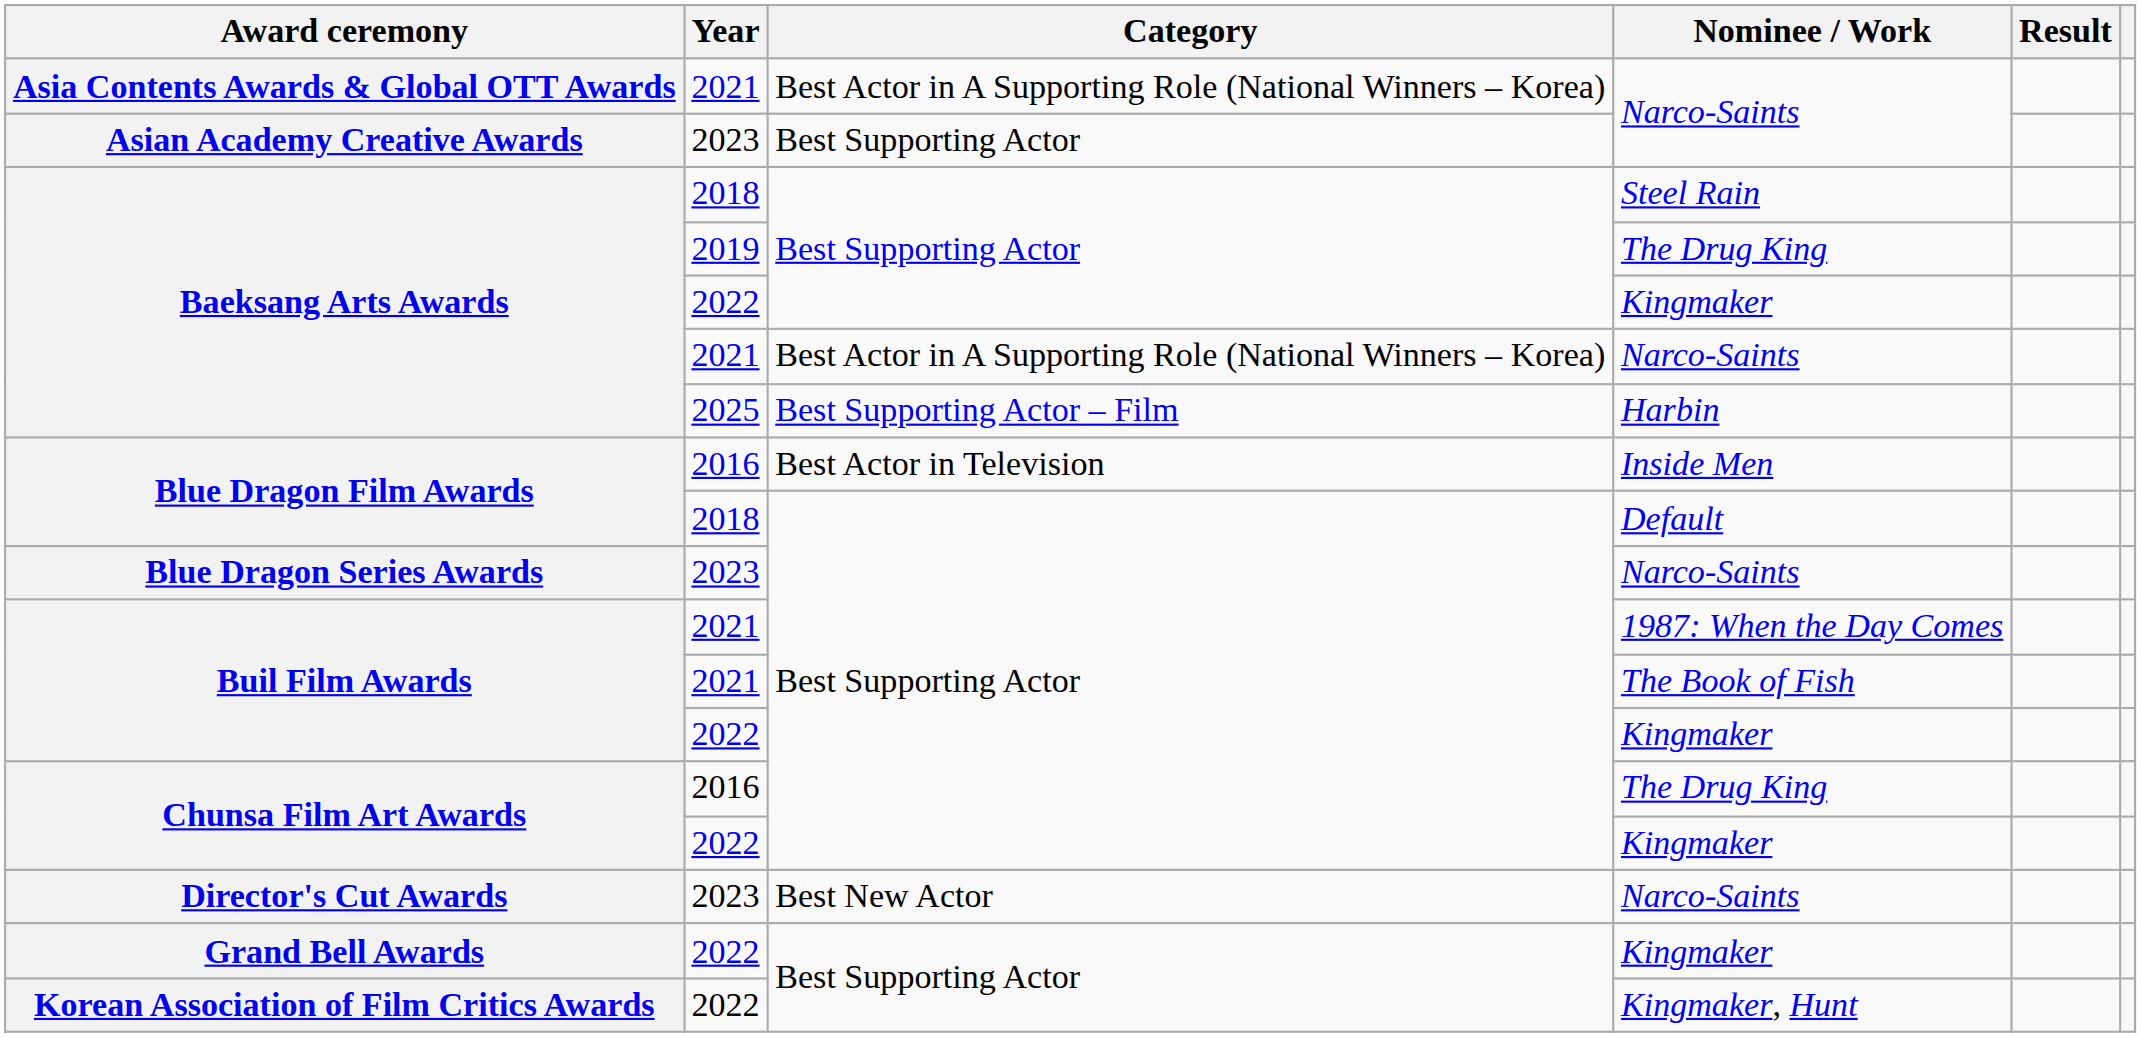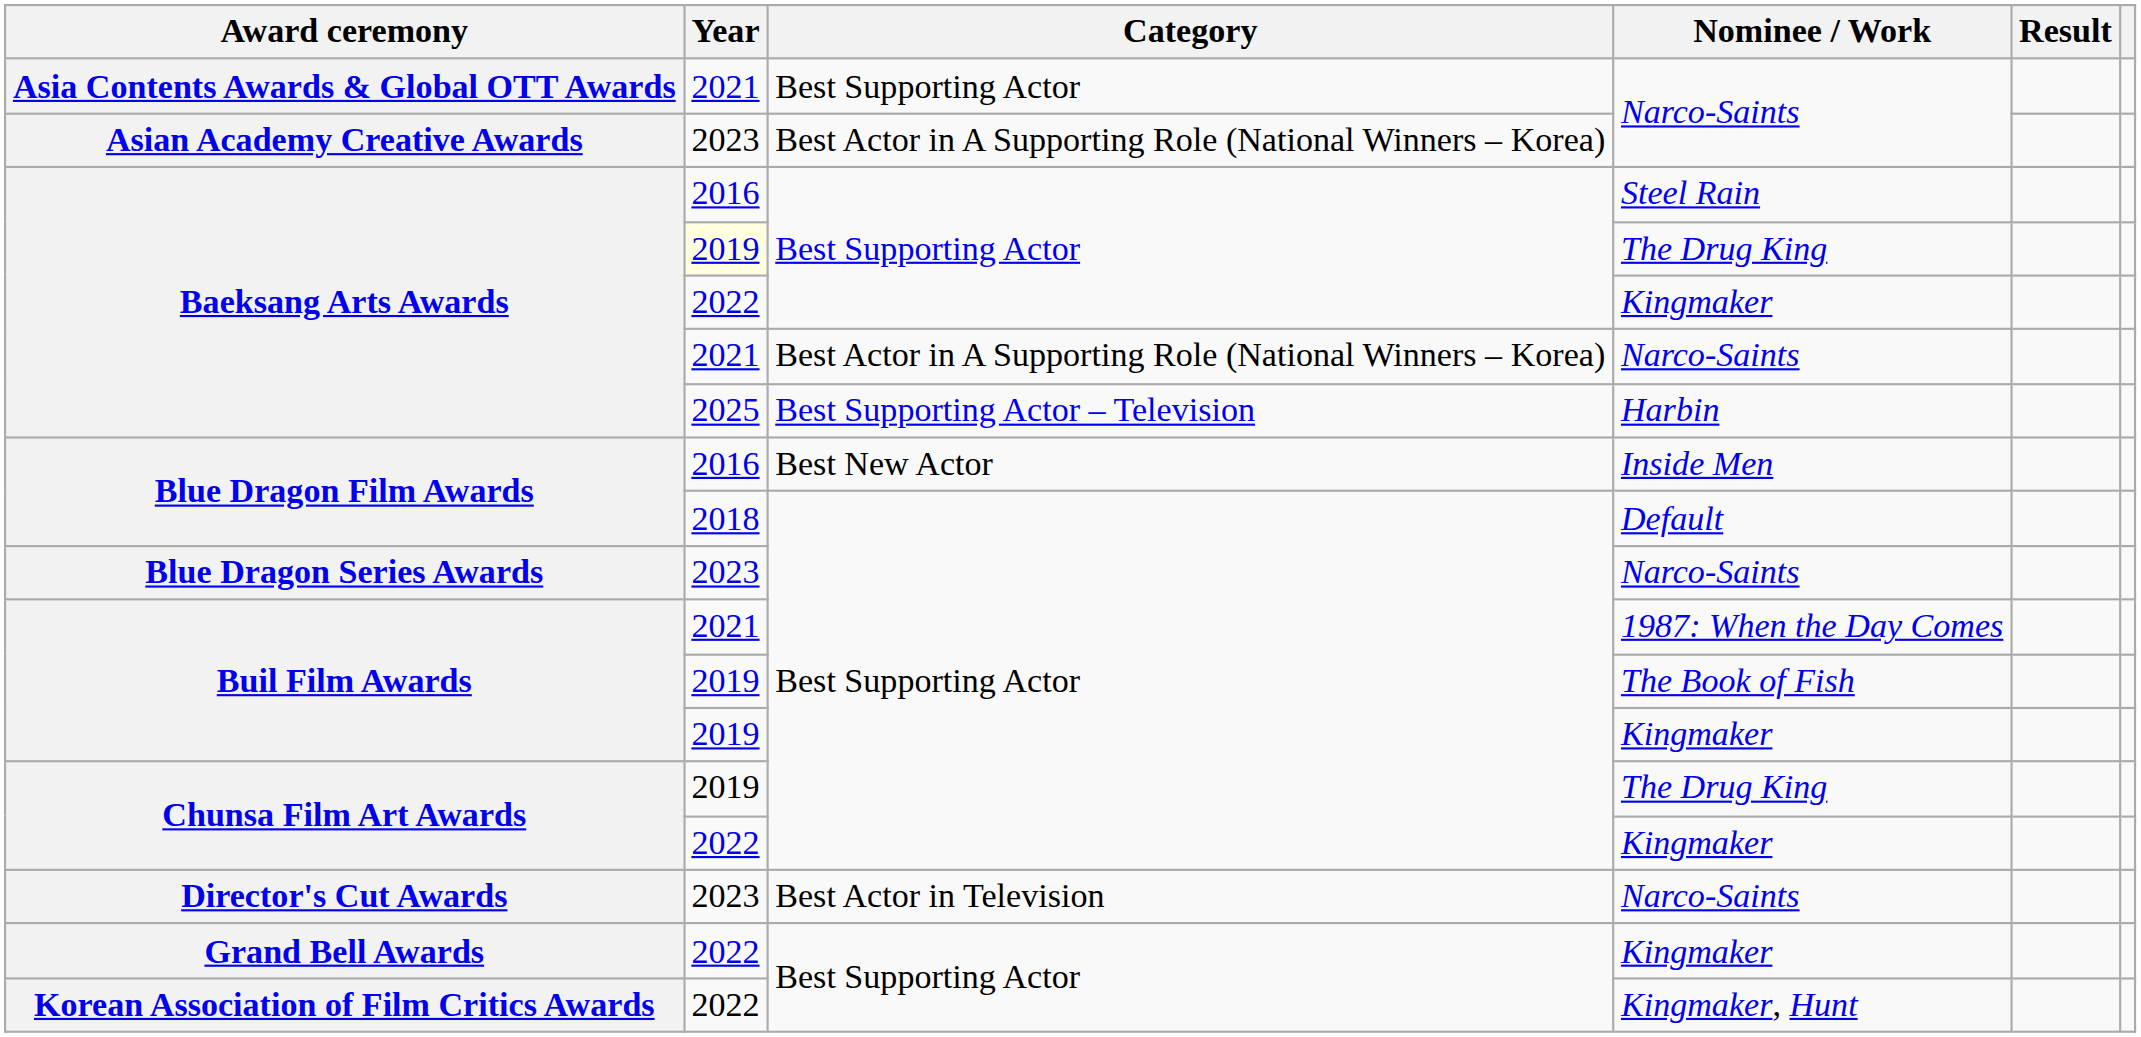(1190, 85) Best Actor in A Supporting Role (National Winners – Korea) -> (928, 85) Best Supporting Actor
(928, 139) Best Supporting Actor -> (1190, 139) Best Actor in A Supporting Role (National Winners – Korea)
(725, 193) 2018 -> (725, 193) 2016
(725, 247) no background -> (725, 247) lightyellow background
(977, 409) Best Supporting Actor – Film -> (1015, 409) Best Supporting Actor – Television
(940, 463) Best Actor in Television -> (884, 463) Best New Actor
(725, 680) 2021 -> (725, 680) 2019
(725, 734) 2022 -> (725, 734) 2019
(725, 788) 2016 -> (725, 788) 2019
(884, 896) Best New Actor -> (940, 896) Best Actor in Television
